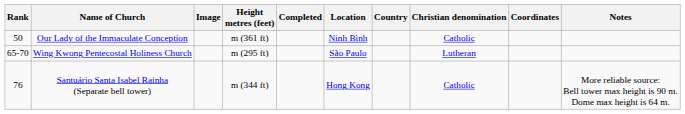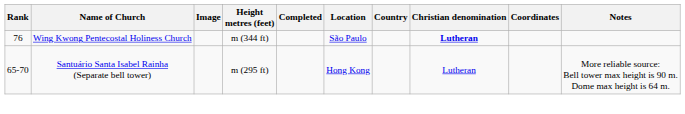- row: (112, 38)
(18, 53) 65-70 -> (18, 38) 76
(250, 53) m (295 ft) -> (250, 38) m (344 ft)
(459, 53) normal -> (459, 38) bold
(18, 85) 76 -> (18, 70) 65-70
(250, 85) m (344 ft) -> (250, 70) m (295 ft)
(459, 85) Catholic -> (459, 70) Lutheran
